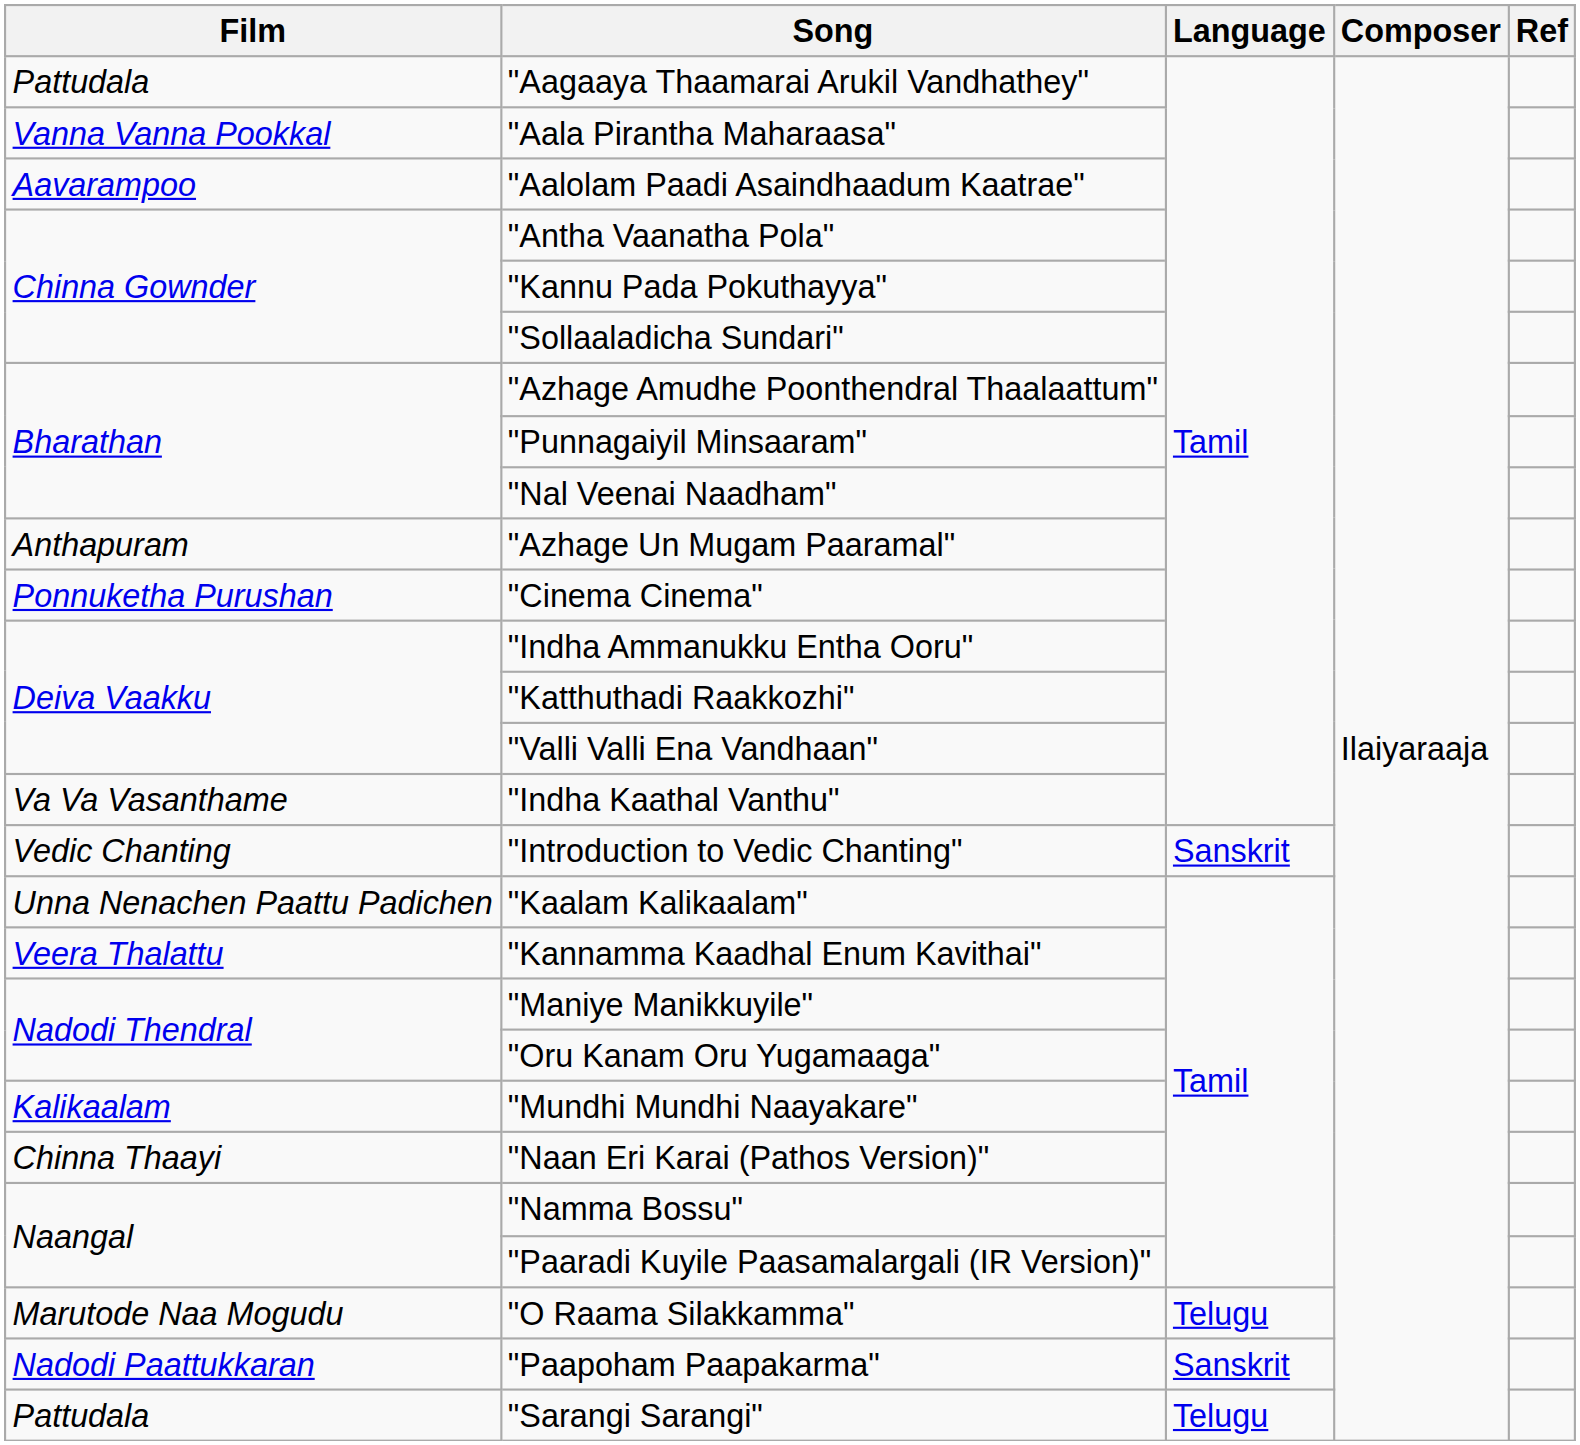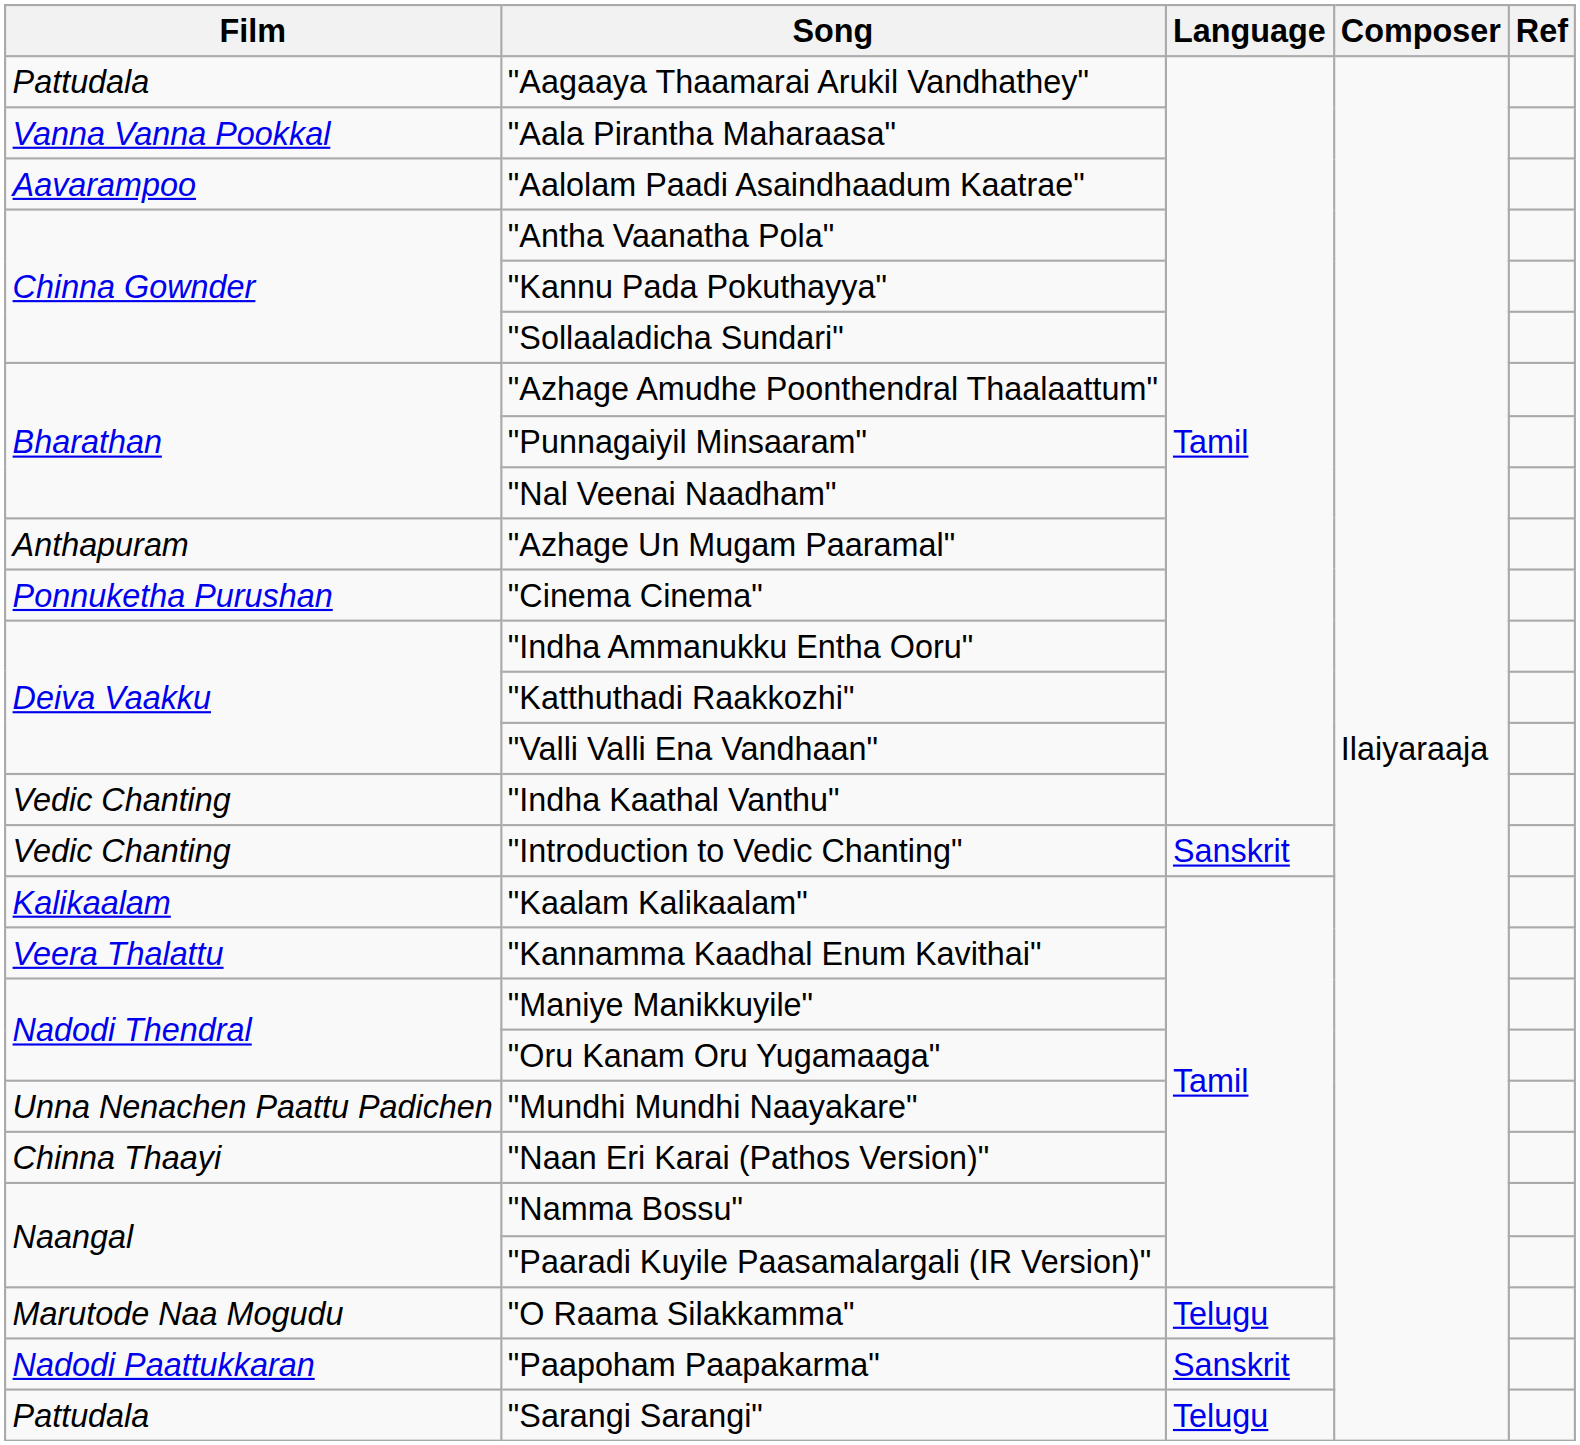(150, 800) Va Va Vasanthame -> (122, 800) Vedic Chanting
(253, 902) Unna Nenachen Paattu Padichen -> (92, 902) Kalikaalam
(92, 1107) Kalikaalam -> (253, 1107) Unna Nenachen Paattu Padichen
